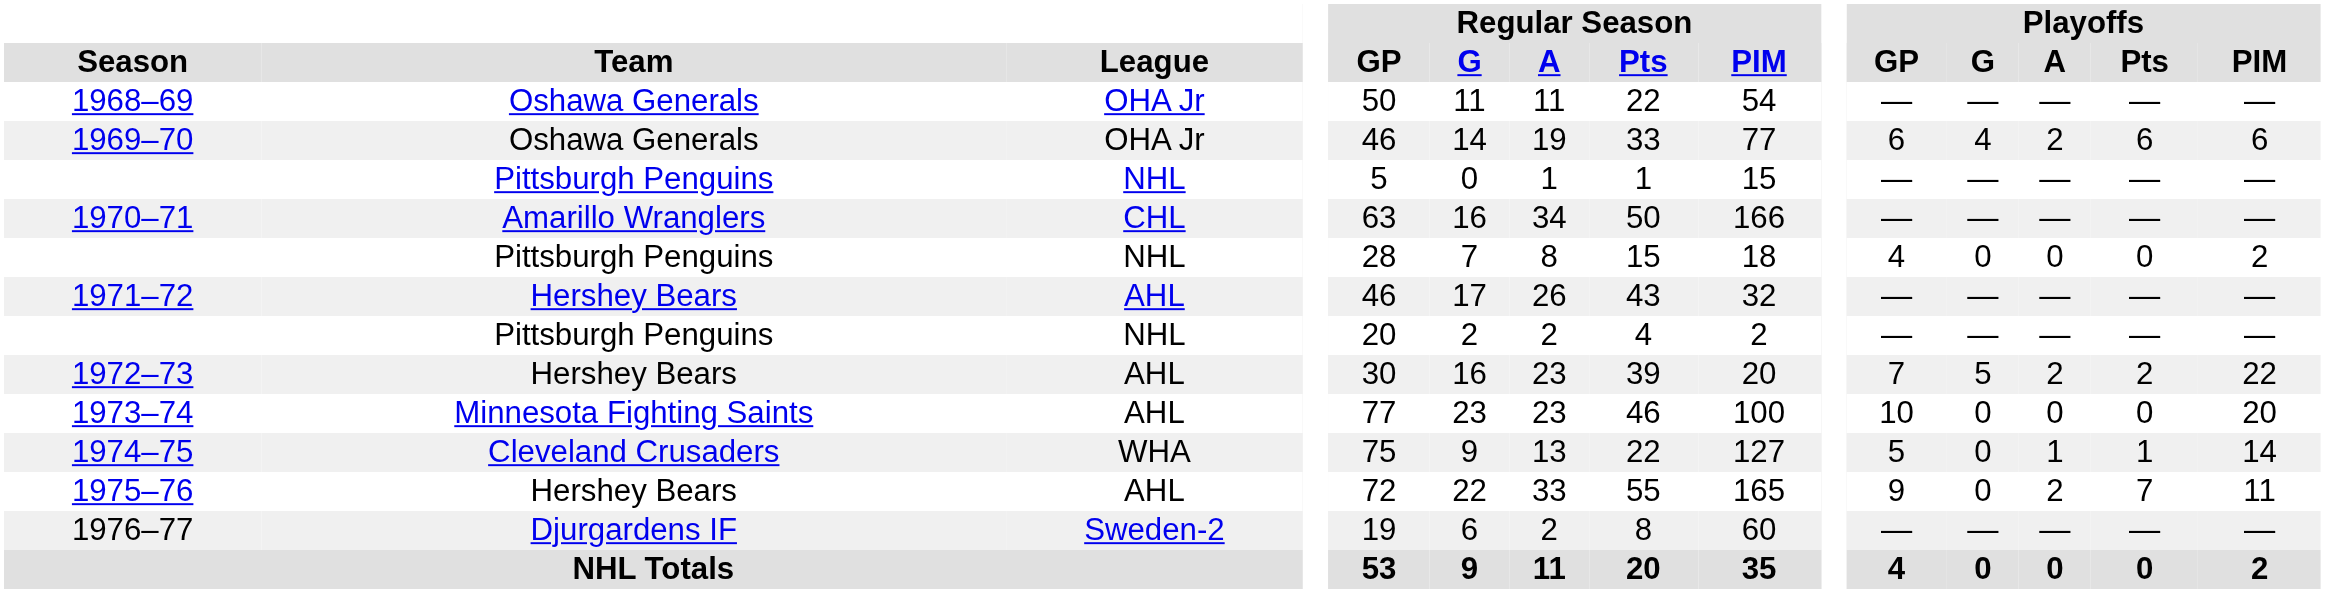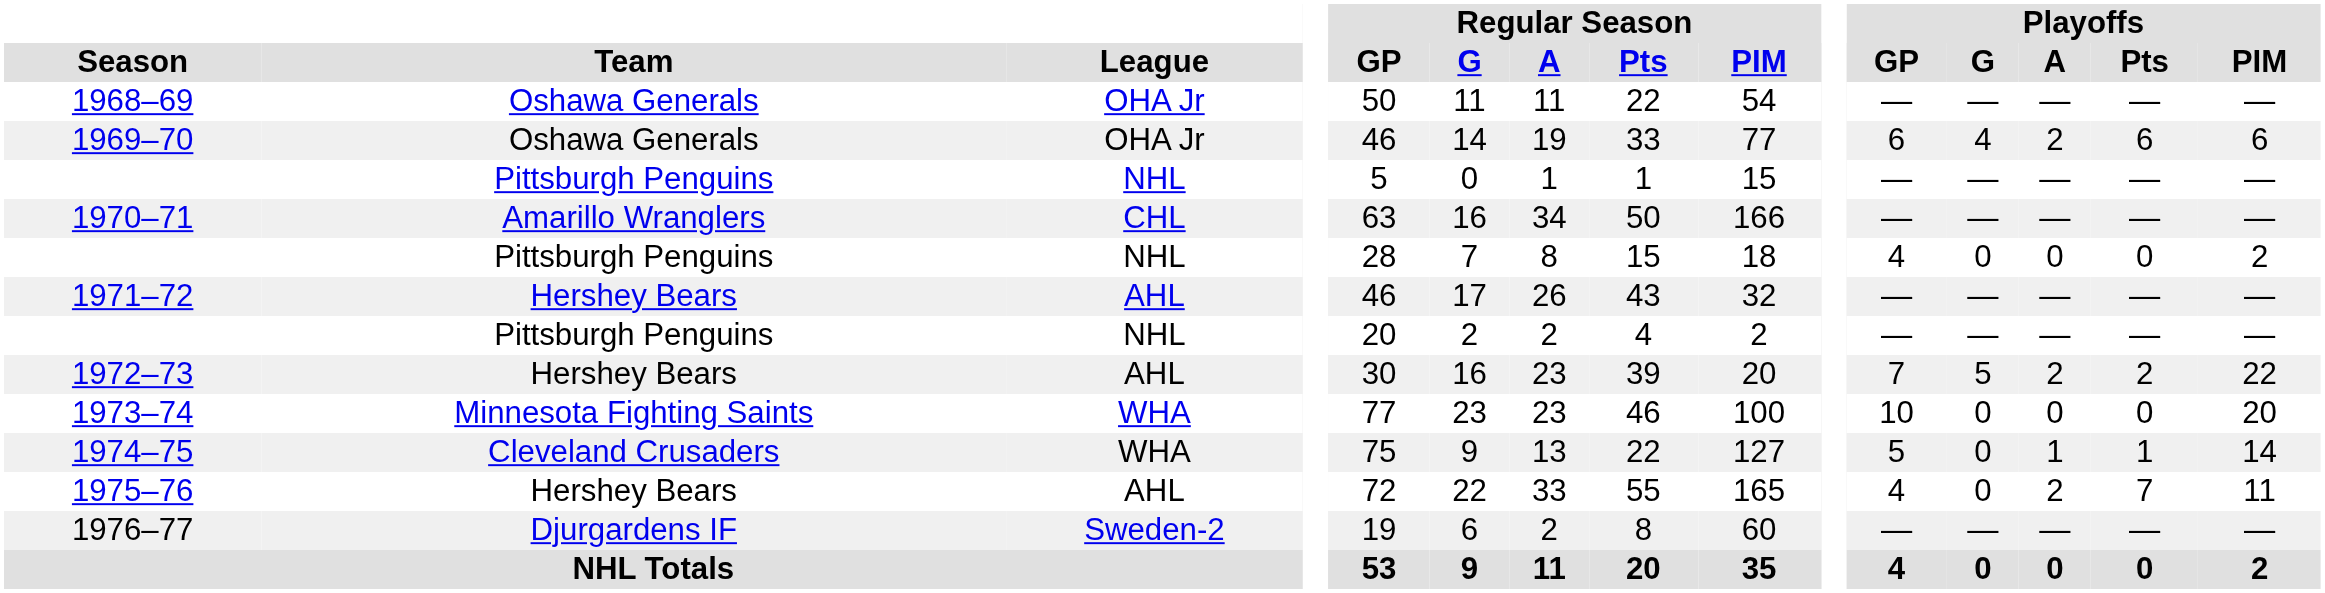(1154, 413) AHL -> (1154, 413) WHA
(1897, 491) 9 -> (1897, 491) 4
